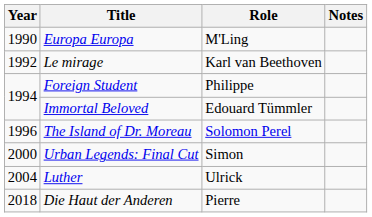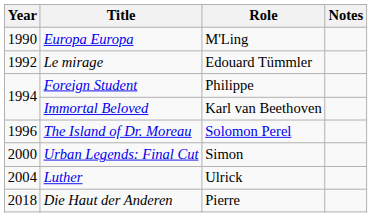(263, 62) Karl van Beethoven -> (259, 62) Edouard Tümmler
(259, 108) Edouard Tümmler -> (263, 108) Karl van Beethoven
